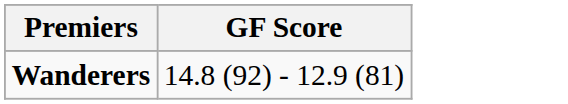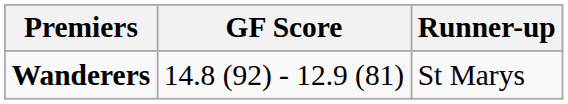+ column: (487, 27)
